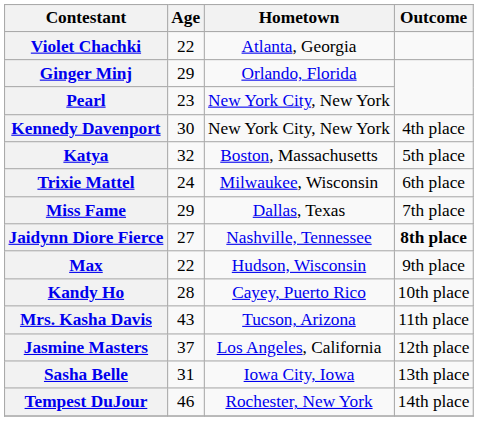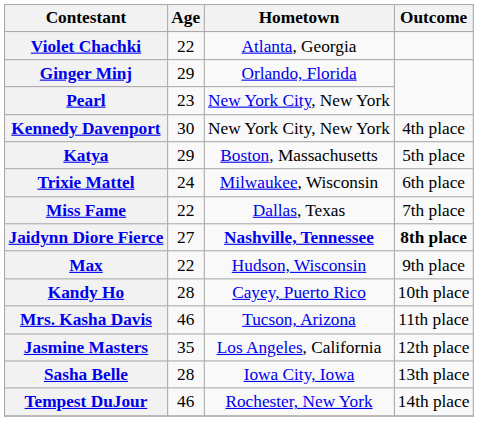(186, 155) 32 -> (186, 155) 29
(186, 210) 29 -> (186, 210) 22
(299, 237) normal -> (299, 237) bold
(186, 319) 43 -> (186, 319) 46
(186, 347) 37 -> (186, 347) 35
(186, 374) 31 -> (186, 374) 28
